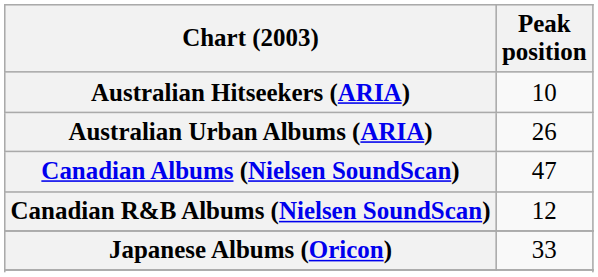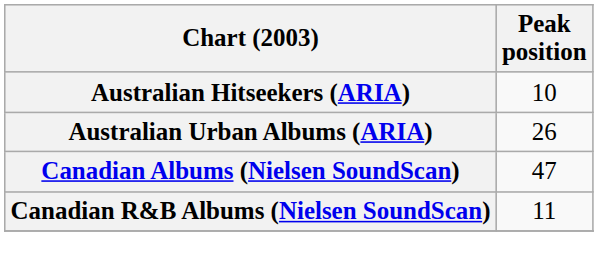(544, 210) 12 -> (544, 210) 11
- row: (250, 250)
